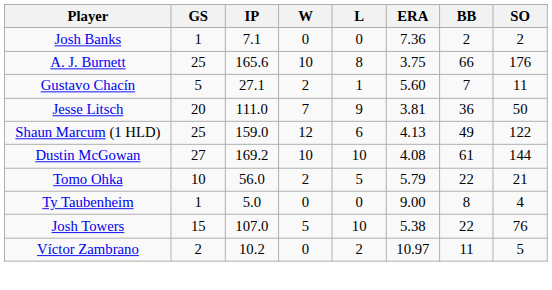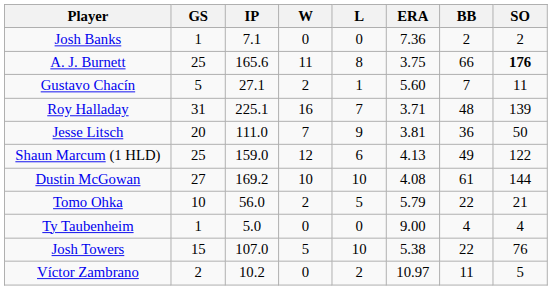(306, 62) 10 -> (306, 62) 11
(520, 62) normal -> (520, 62) bold
+ row: (88, 109)
(466, 202) 8 -> (466, 226) 4
